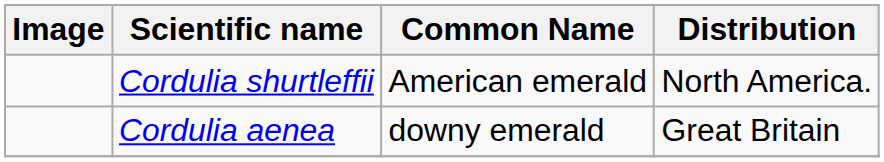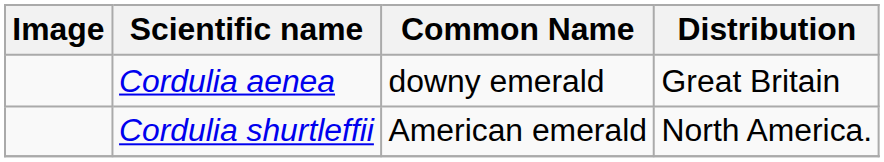rows swapped: (227, 130) <-> (246, 80)
